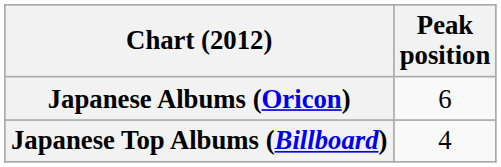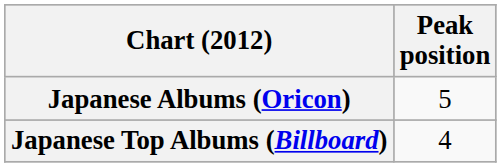(445, 98) 6 -> (445, 98) 5
